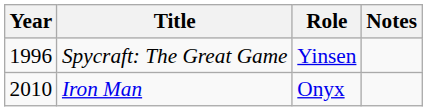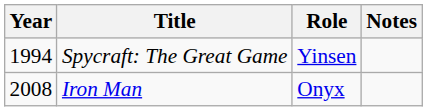(31, 55) 1996 -> (31, 55) 1994
(31, 88) 2010 -> (31, 88) 2008
